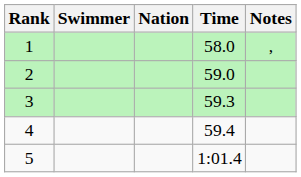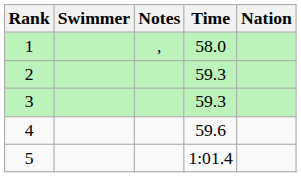columns swapped: (164, 18) <-> (271, 18)
(219, 74) 59.0 -> (211, 74) 59.3
(219, 130) 59.4 -> (211, 130) 59.6
